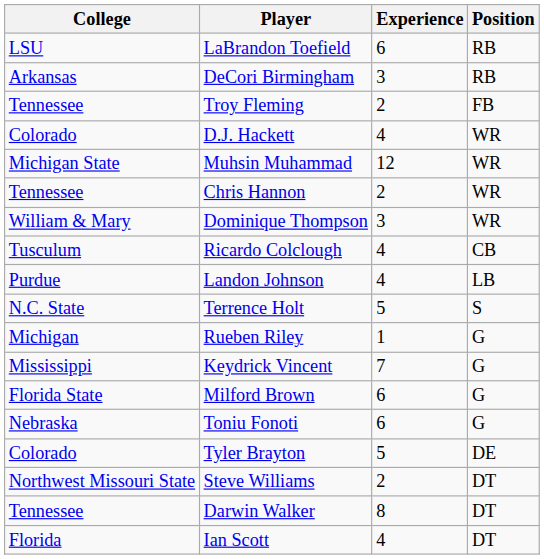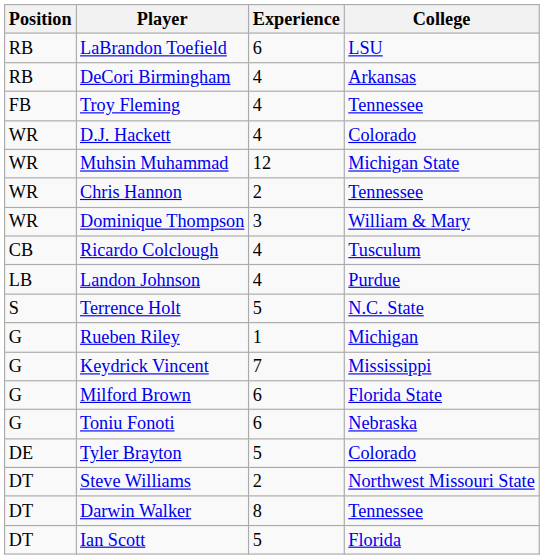columns swapped: (503, 18) <-> (102, 18)
(381, 76) 3 -> (257, 76) 4
(381, 105) 2 -> (257, 105) 4
(381, 539) 4 -> (257, 539) 5
